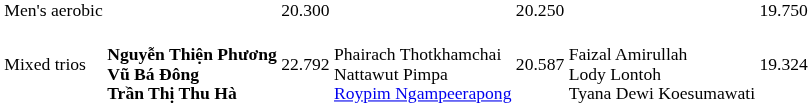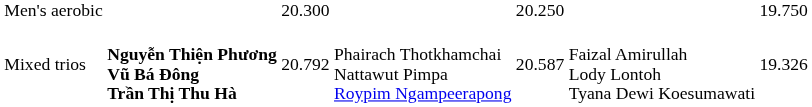(305, 64) 22.792 -> (305, 64) 20.792
(784, 64) 19.324 -> (784, 64) 19.326
